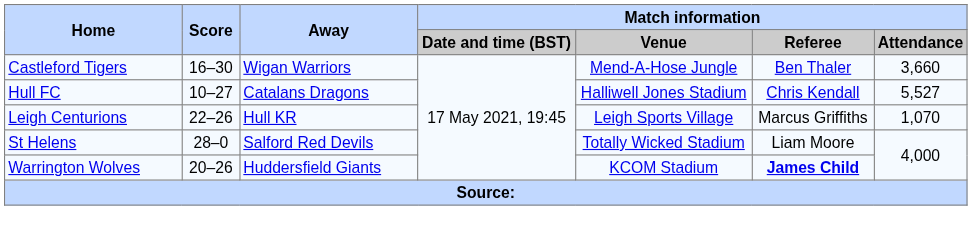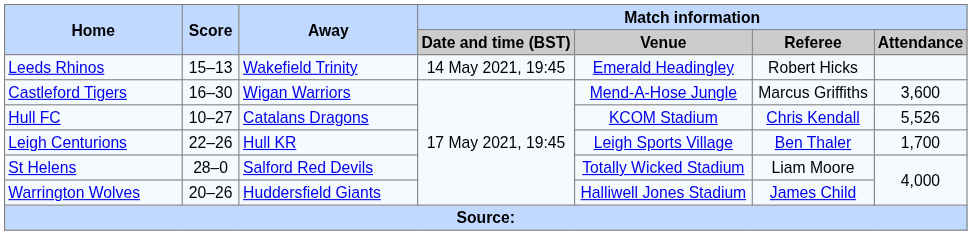+ row: (56, 67)
(813, 67) Ben Thaler -> (813, 92) Marcus Griffiths
(920, 67) 3,660 -> (920, 92) 3,600
(664, 92) Halliwell Jones Stadium -> (663, 117) KCOM Stadium
(920, 92) 5,527 -> (920, 117) 5,526
(813, 117) Marcus Griffiths -> (813, 142) Ben Thaler
(920, 117) 1,070 -> (920, 142) 1,700
(664, 168) KCOM Stadium -> (663, 193) Halliwell Jones Stadium
(813, 168) bold -> (813, 193) normal
